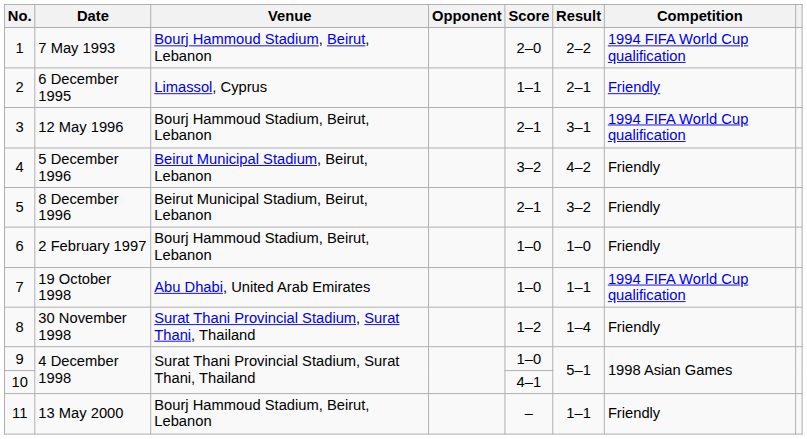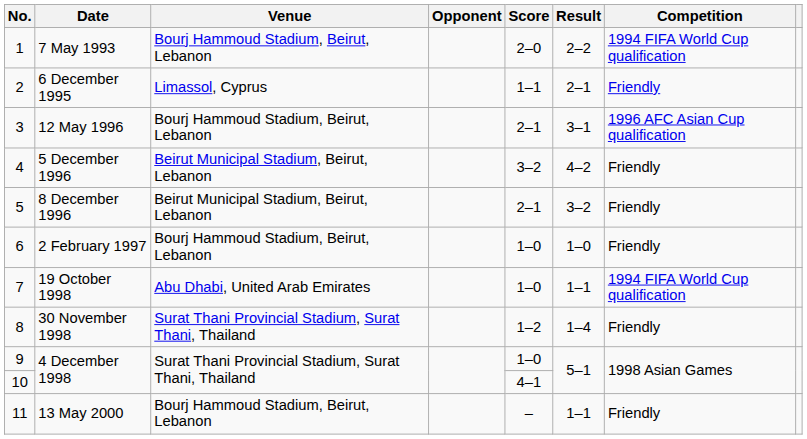(678, 127) 1994 FIFA World Cup qualification -> (676, 127) 1996 AFC Asian Cup qualification
